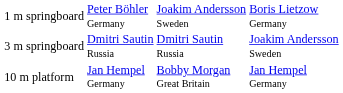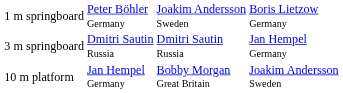(294, 46) Joakim Andersson Sweden -> (278, 46) Jan Hempel Germany
(278, 76) Jan Hempel Germany -> (294, 76) Joakim Andersson Sweden
